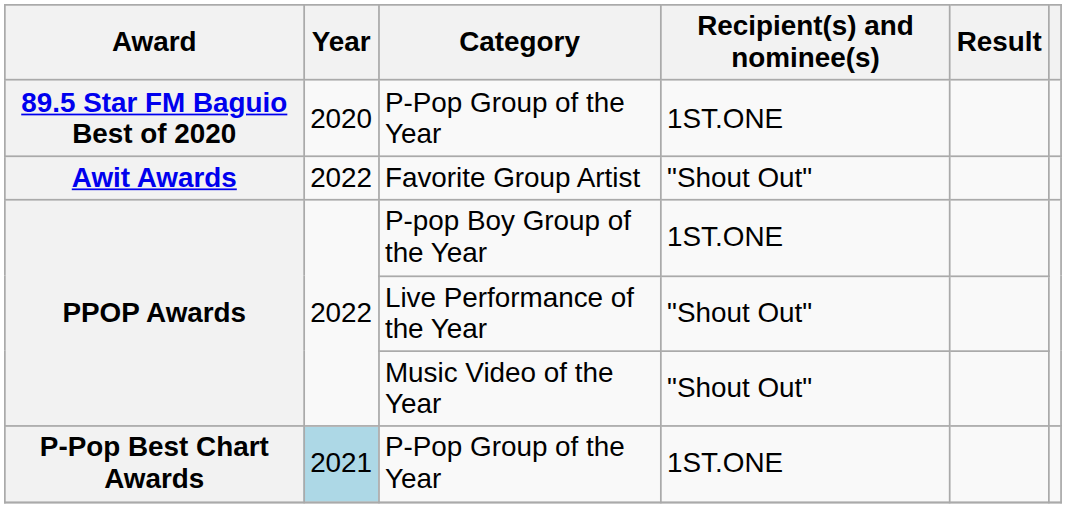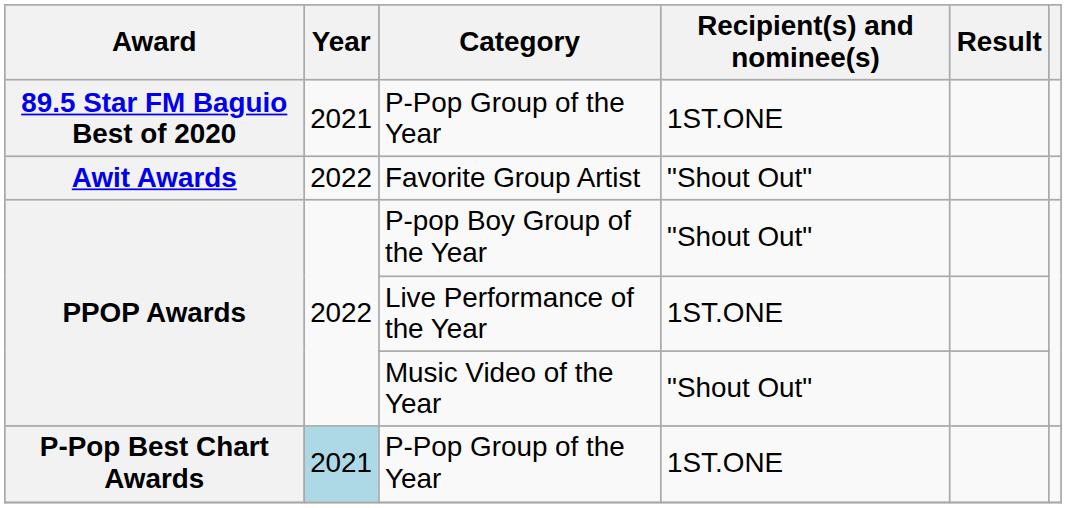(341, 117) 2020 -> (341, 117) 2021
(725, 237) 1ST.ONE -> (740, 237) "Shout Out"
(740, 312) "Shout Out" -> (725, 312) 1ST.ONE
